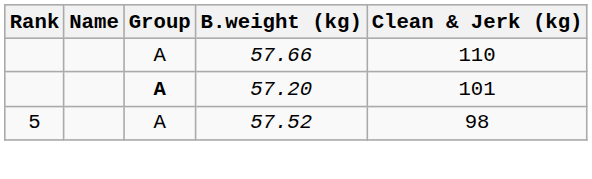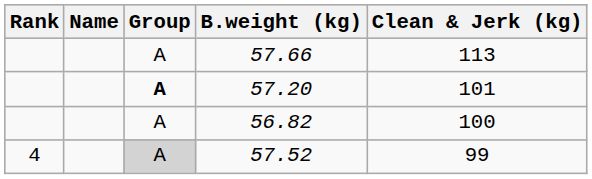(477, 55) 110 -> (477, 55) 113
+ row: (281, 123)
(35, 123) 5 -> (35, 156) 4
(160, 123) no background -> (160, 156) lightgrey background
(477, 123) 98 -> (477, 156) 99
